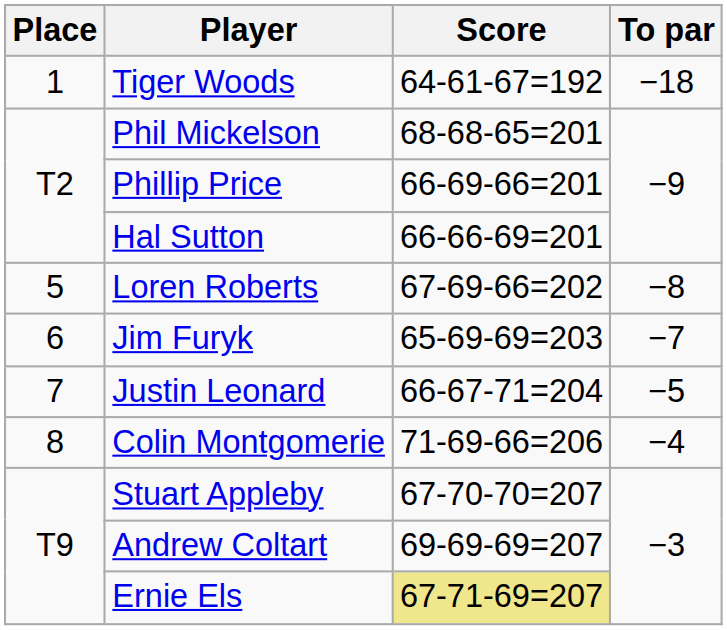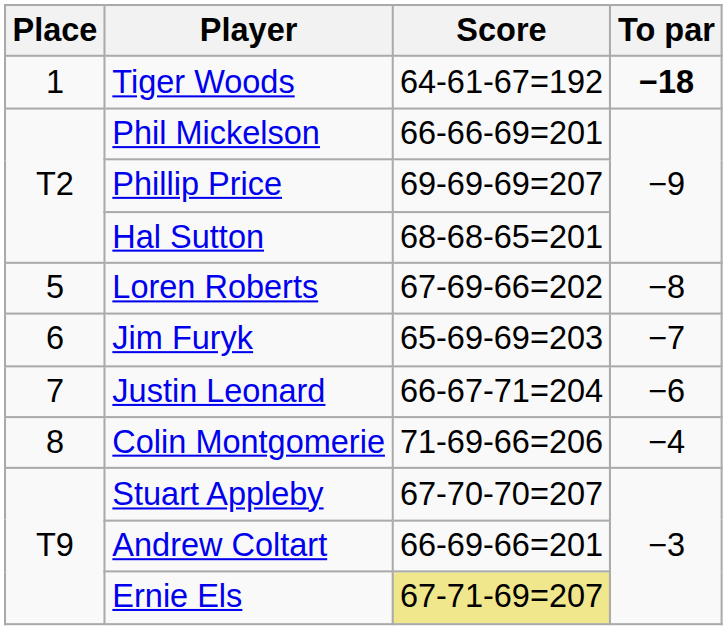(666, 81) normal -> (666, 81) bold
(502, 133) 68-68-65=201 -> (502, 133) 66-66-69=201
(502, 184) 66-69-66=201 -> (502, 184) 69-69-69=207
(502, 236) 66-66-69=201 -> (502, 236) 68-68-65=201
(666, 390) −5 -> (666, 390) −6
(502, 545) 69-69-69=207 -> (502, 545) 66-69-66=201
